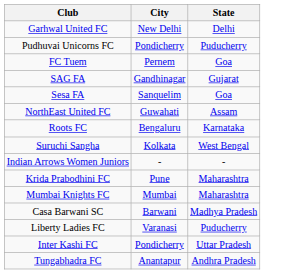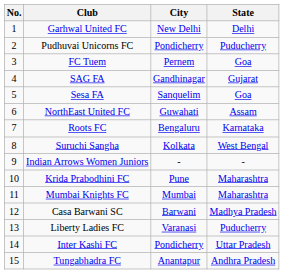+ column: (14, 12)
